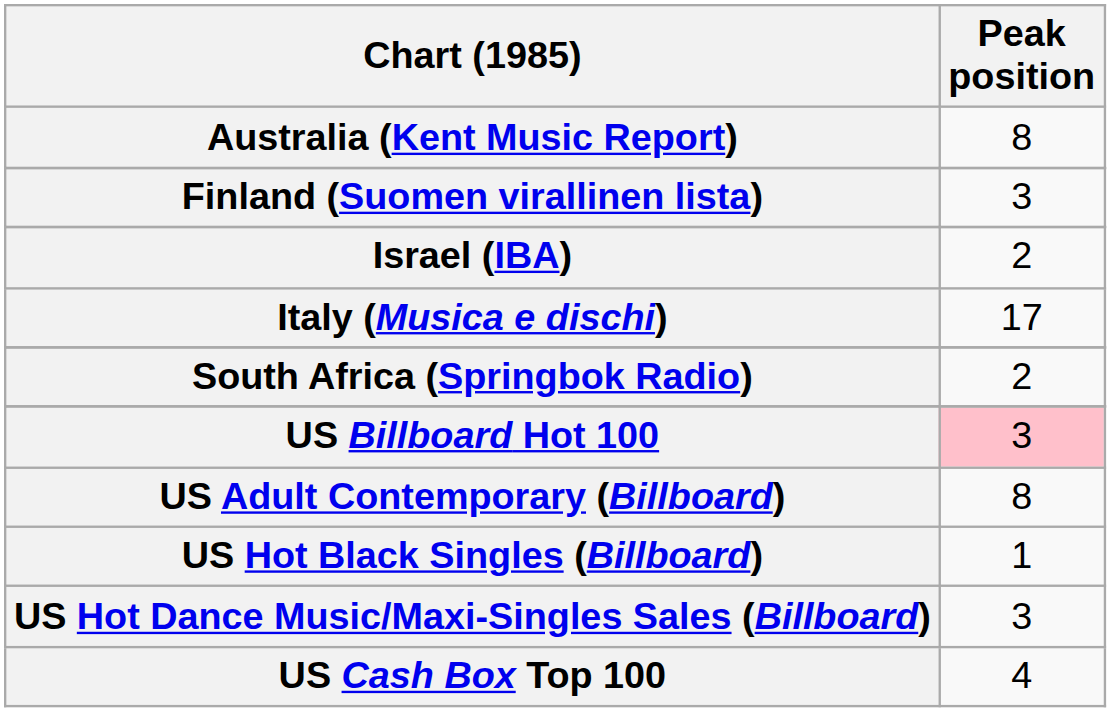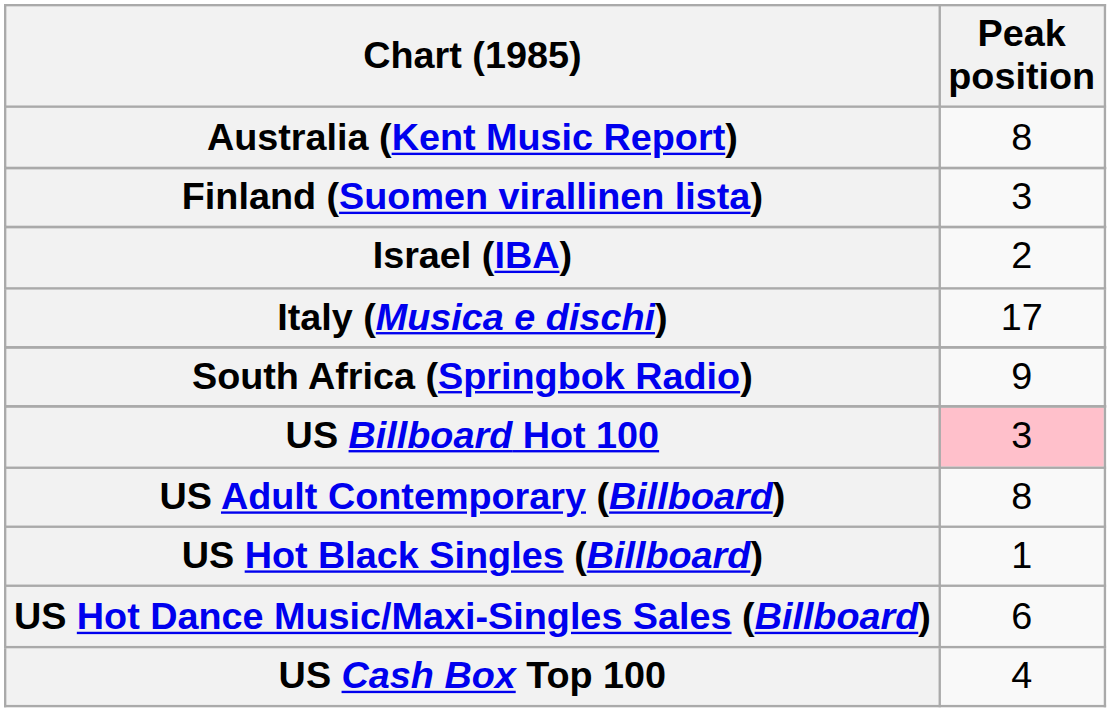(1022, 376) 2 -> (1022, 376) 9
(1022, 615) 3 -> (1022, 615) 6
